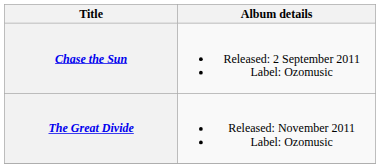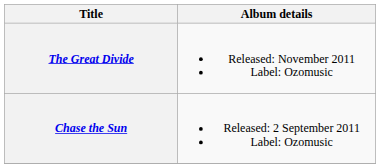rows swapped: (91, 58) <-> (91, 128)
